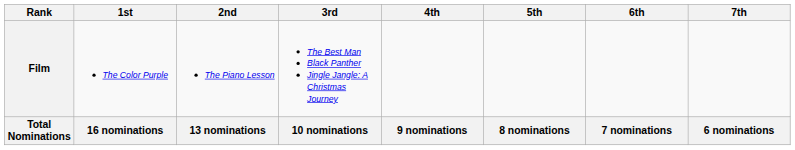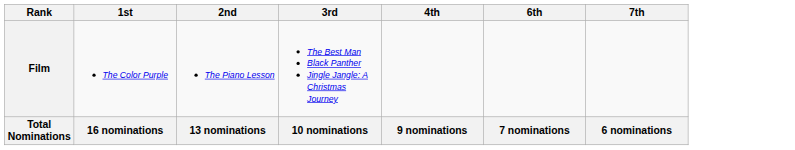- column: (534, 12)
